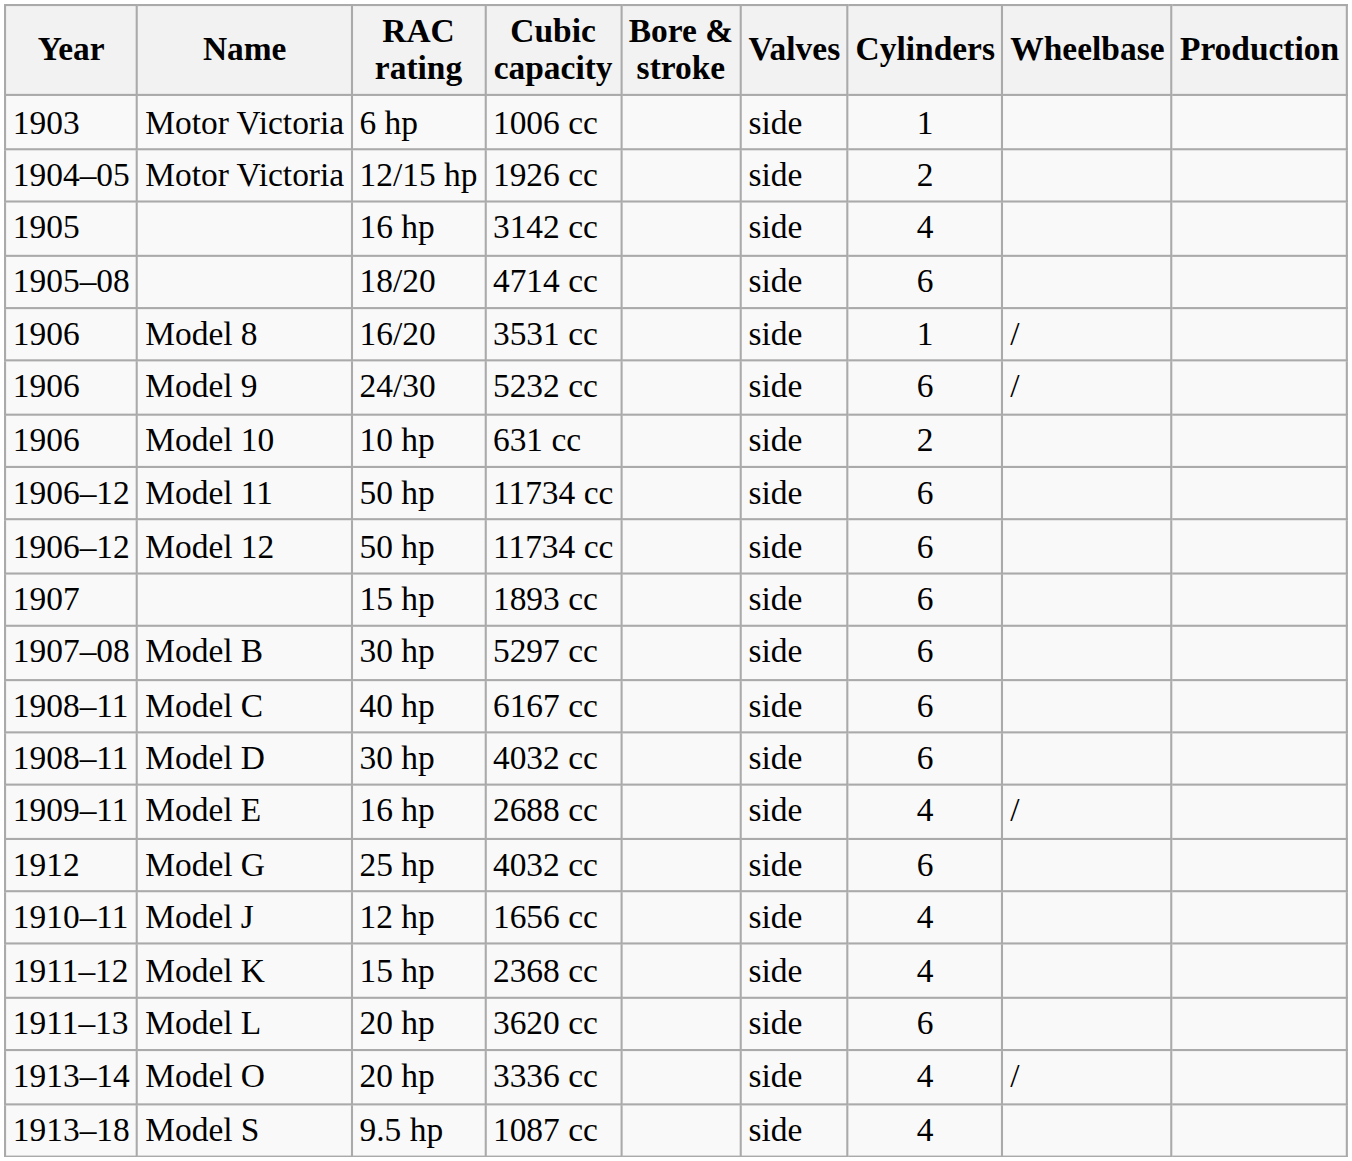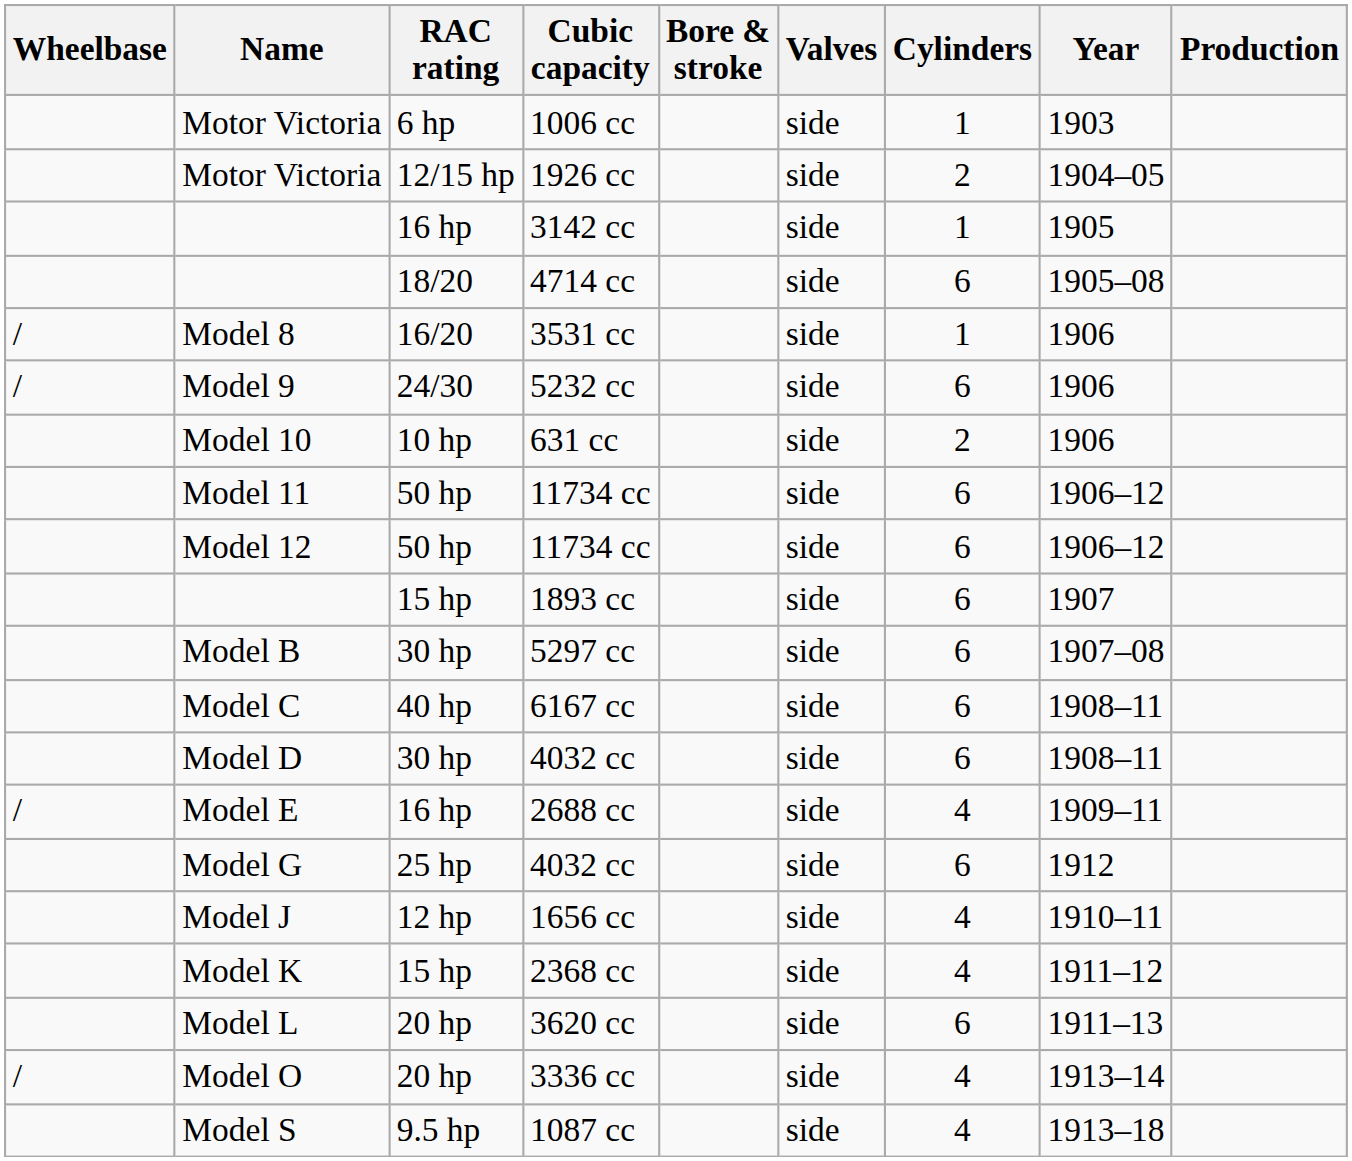columns swapped: (71, 49) <-> (1087, 49)
(925, 227) 4 -> (962, 227) 1
